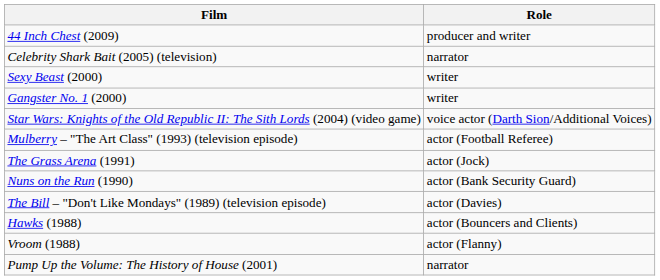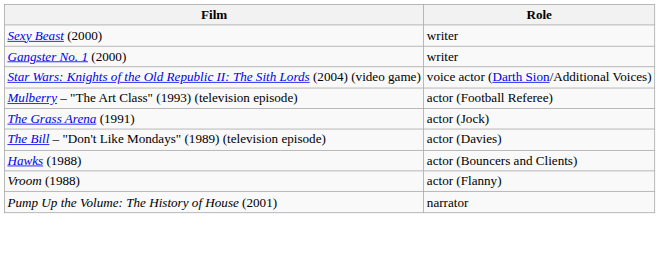- row: (63, 35)
- row: (112, 56)
- row: (70, 181)
